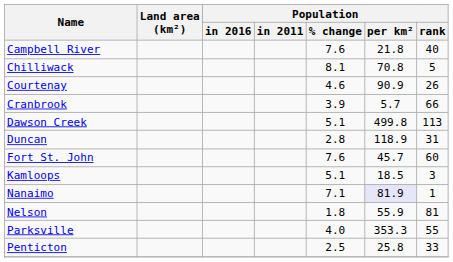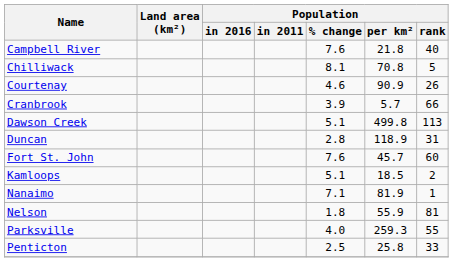(432, 176) 3 -> (432, 176) 2
(390, 194) lavender background -> (390, 194) no background
(390, 230) 353.3 -> (390, 230) 259.3
